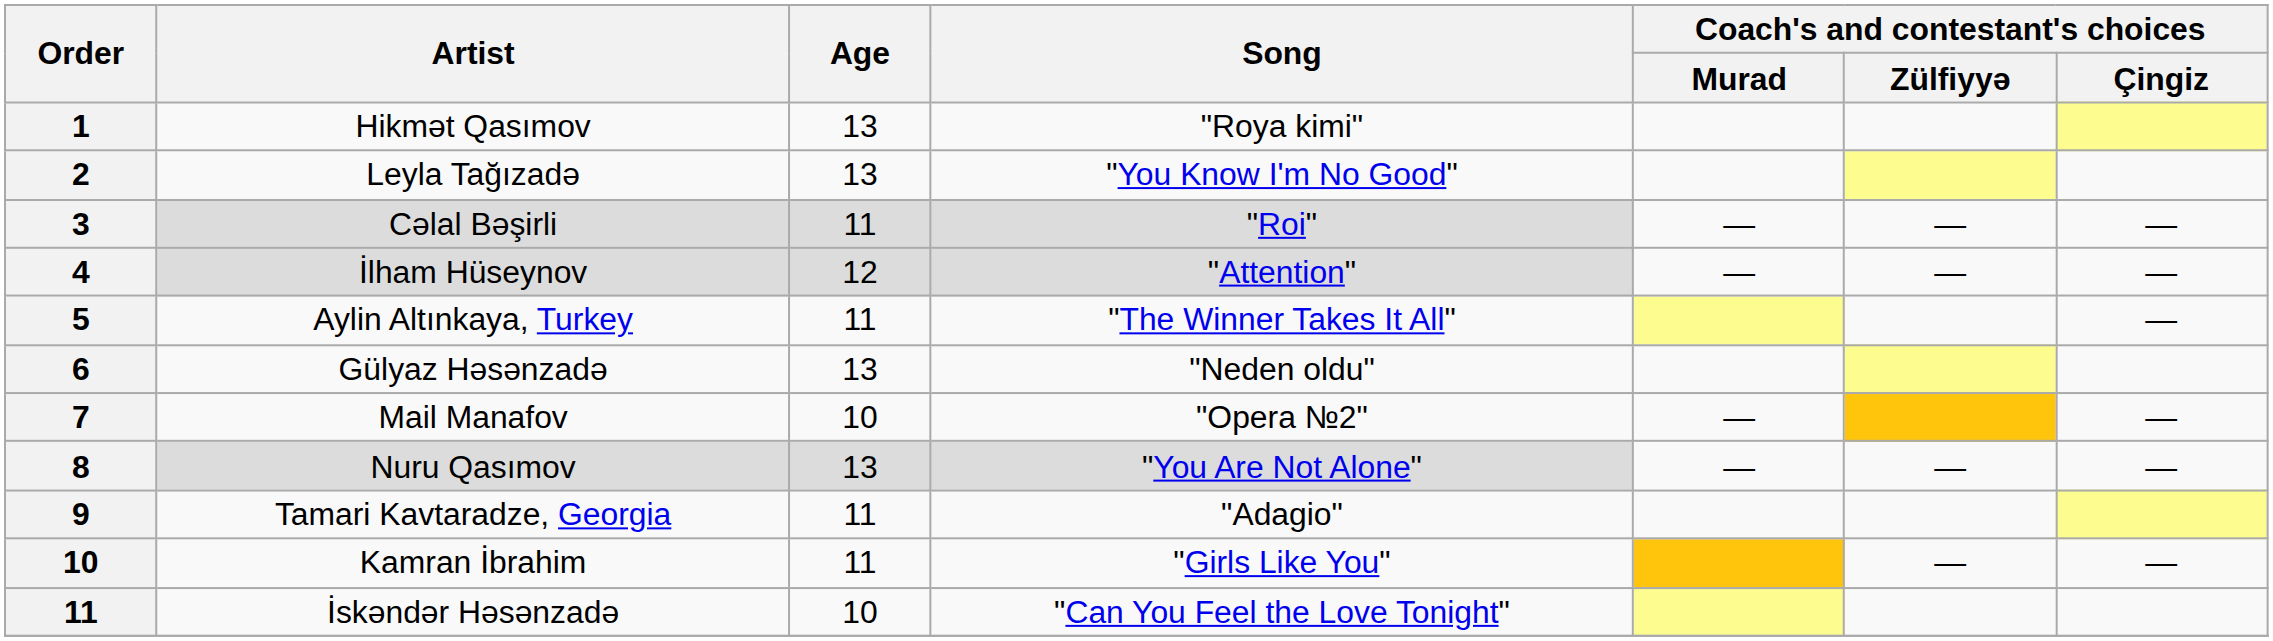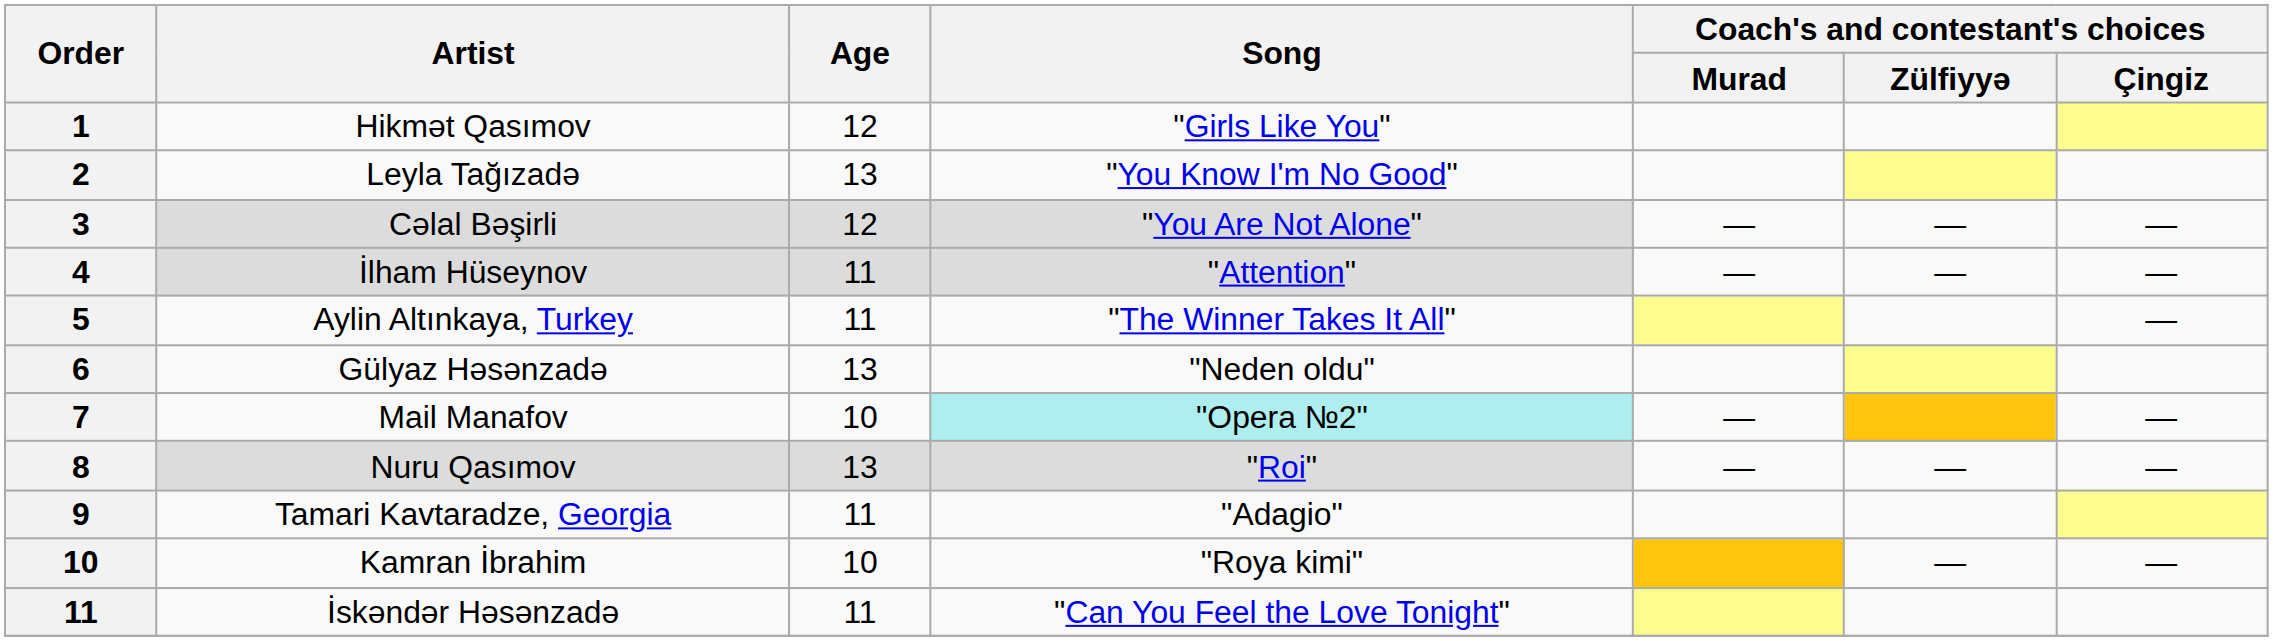(860, 126) 13 -> (860, 126) 12
(1282, 126) "Roya kimi" -> (1282, 126) "Girls Like You"
(860, 223) 11 -> (860, 223) 12
(1282, 223) "Roi" -> (1282, 223) "You Are Not Alone"
(860, 272) 12 -> (860, 272) 11
(1282, 417) no background -> (1282, 417) paleturquoise background
(1282, 466) "You Are Not Alone" -> (1282, 466) "Roi"
(860, 563) 11 -> (860, 563) 10
(1282, 563) "Girls Like You" -> (1282, 563) "Roya kimi"
(860, 611) 10 -> (860, 611) 11
